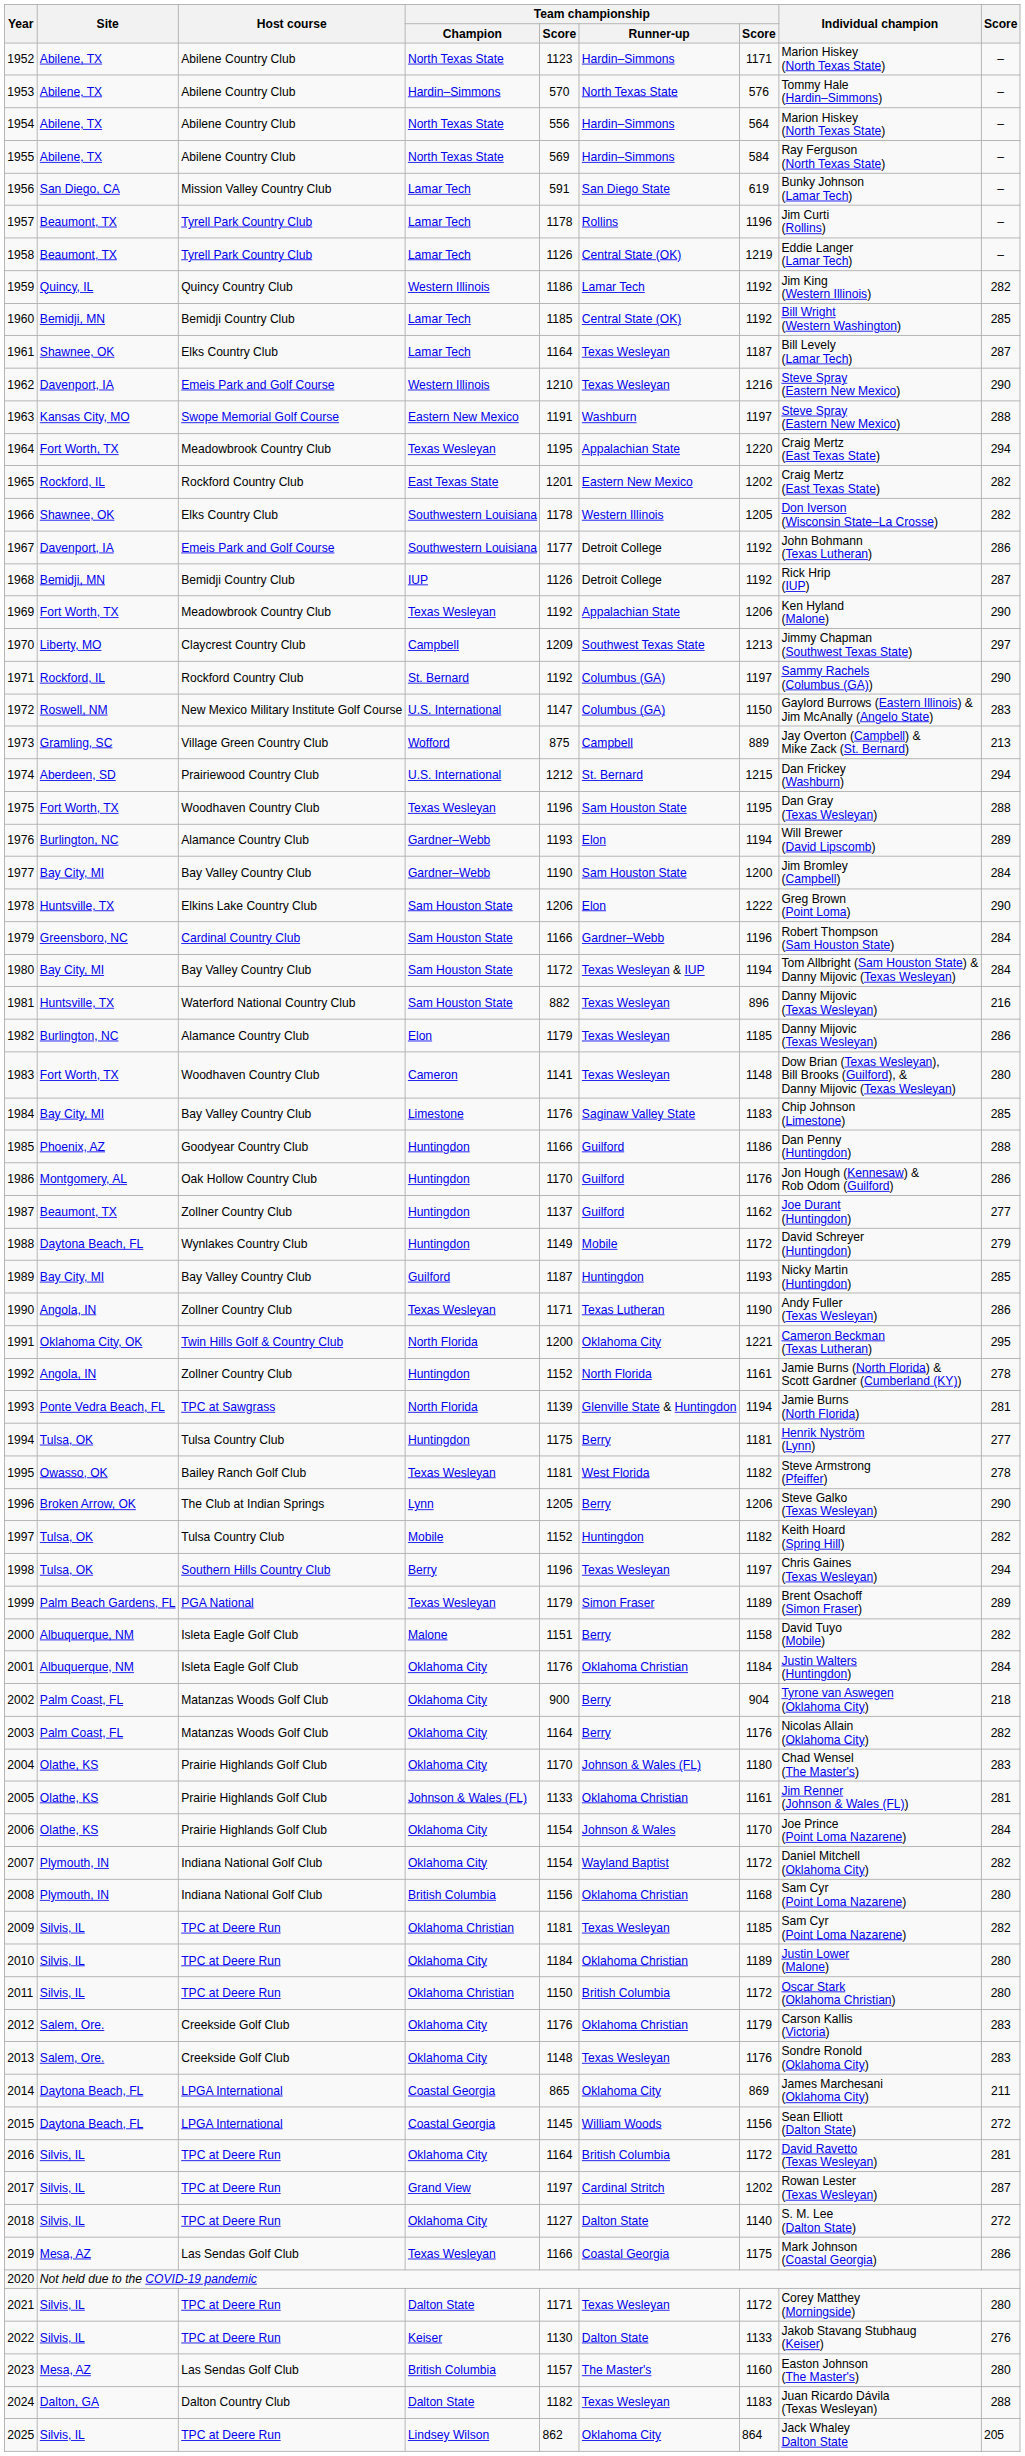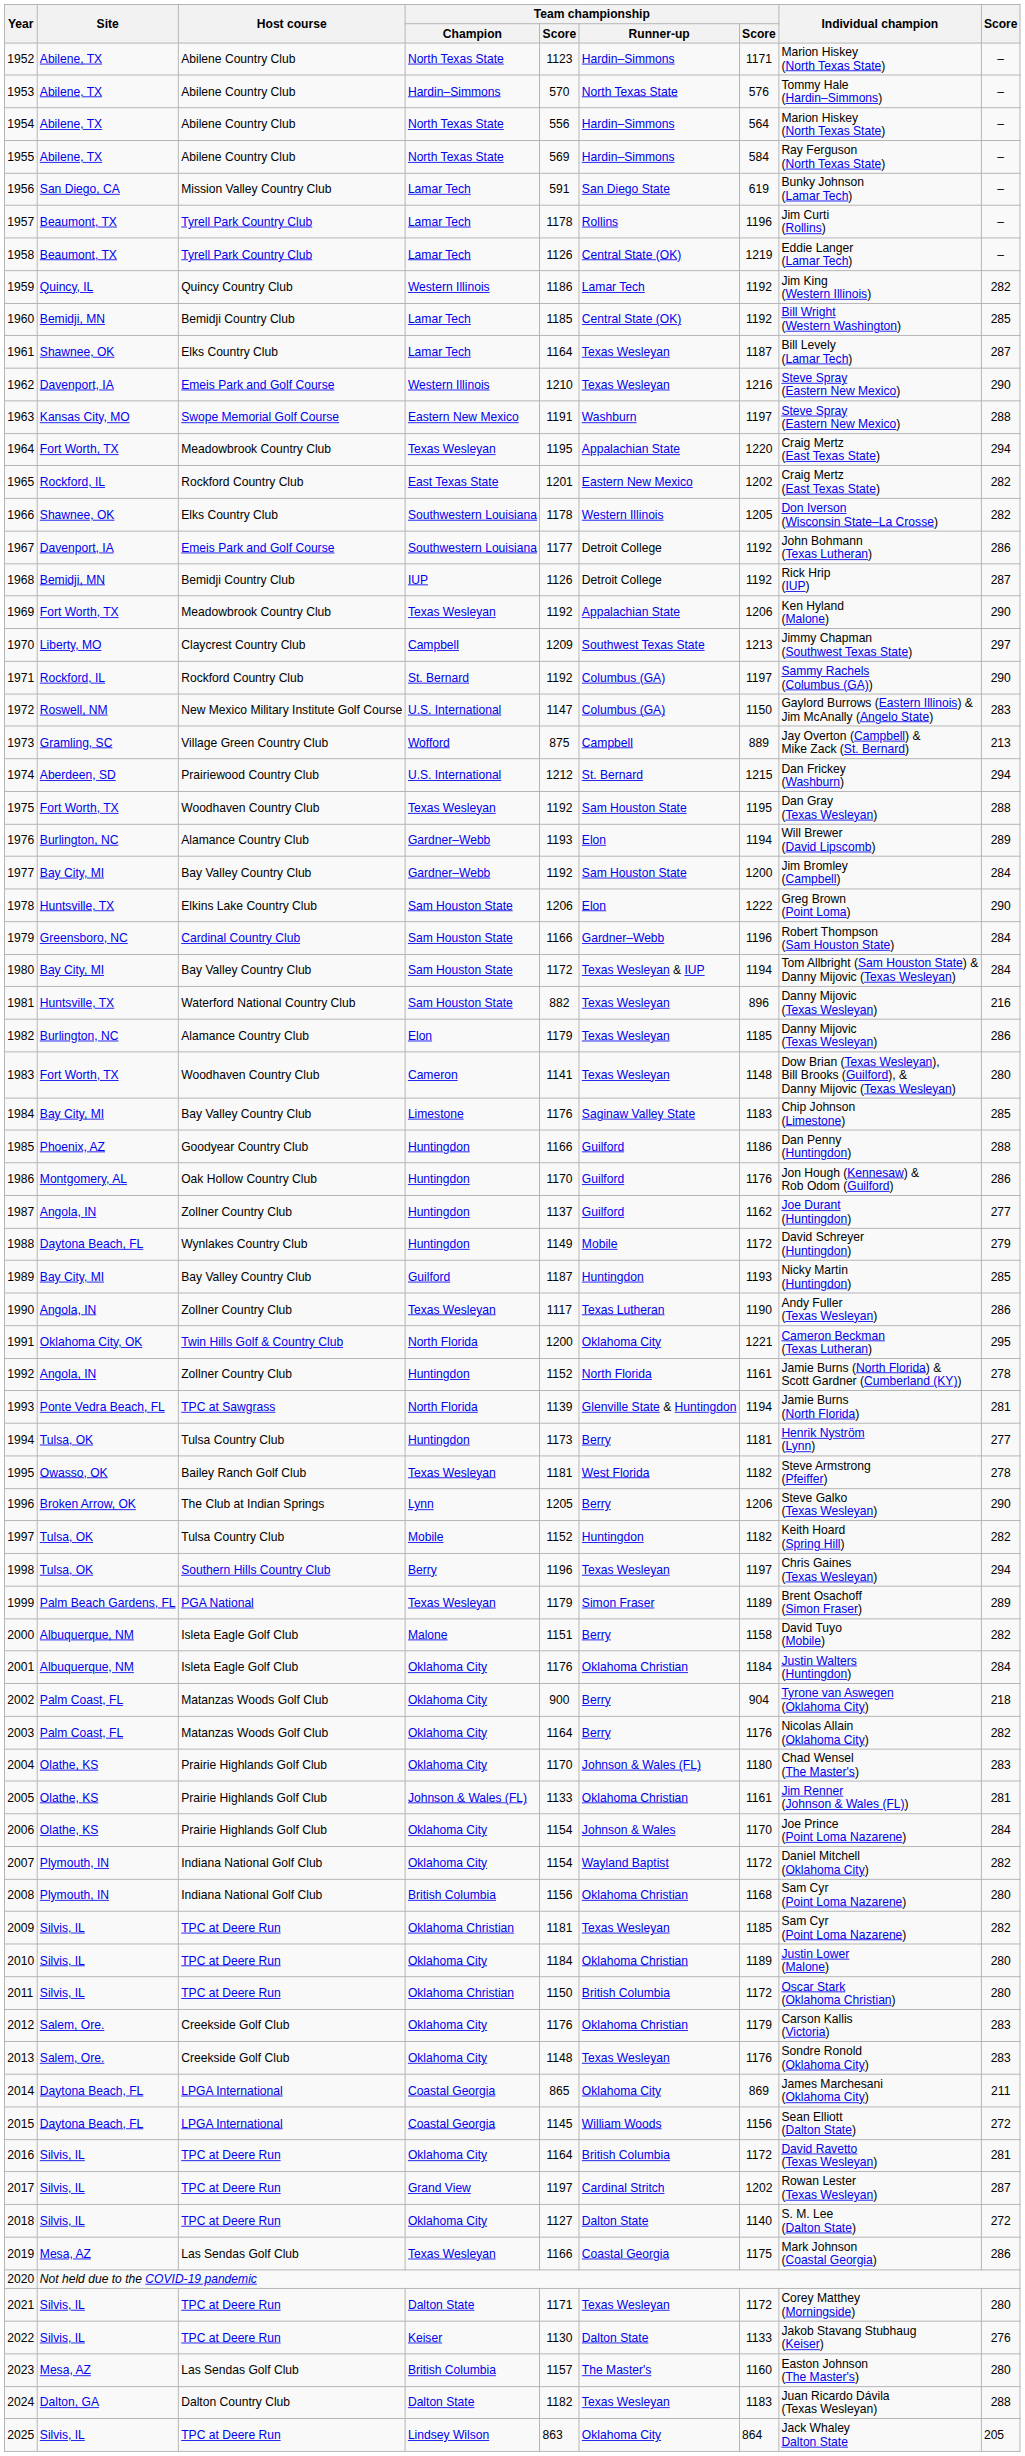(559, 808) 1196 -> (559, 808) 1192
(559, 873) 1190 -> (559, 873) 1192
(78, 1212) Beaumont, TX -> (68, 1212) Angola, IN
(559, 1310) 1171 -> (559, 1310) 1117
(559, 1440) 1175 -> (559, 1440) 1173
(553, 2435) 862 -> (553, 2435) 863
